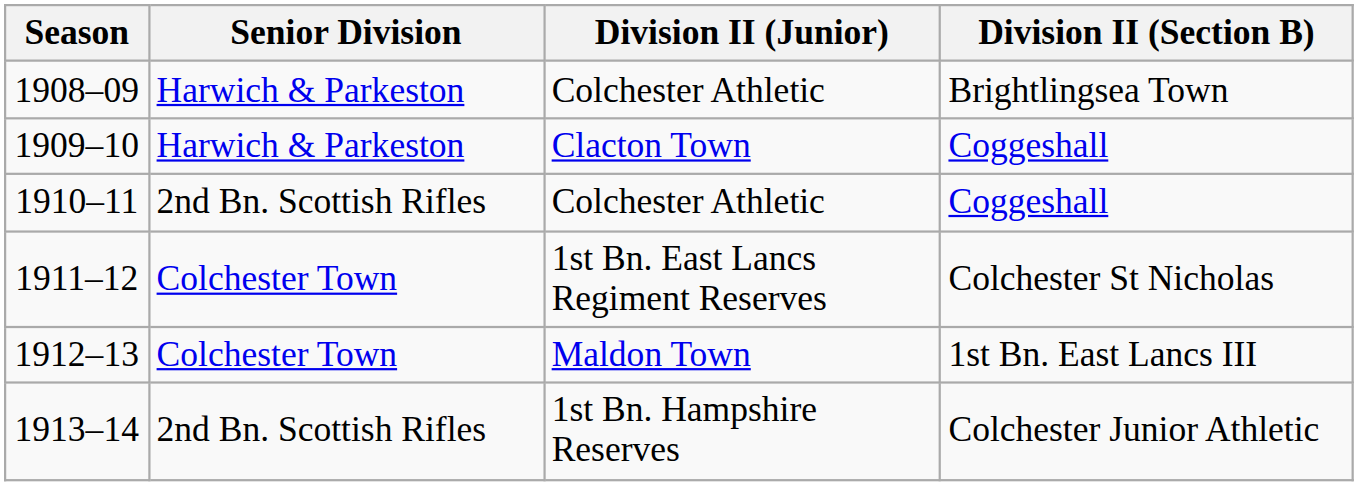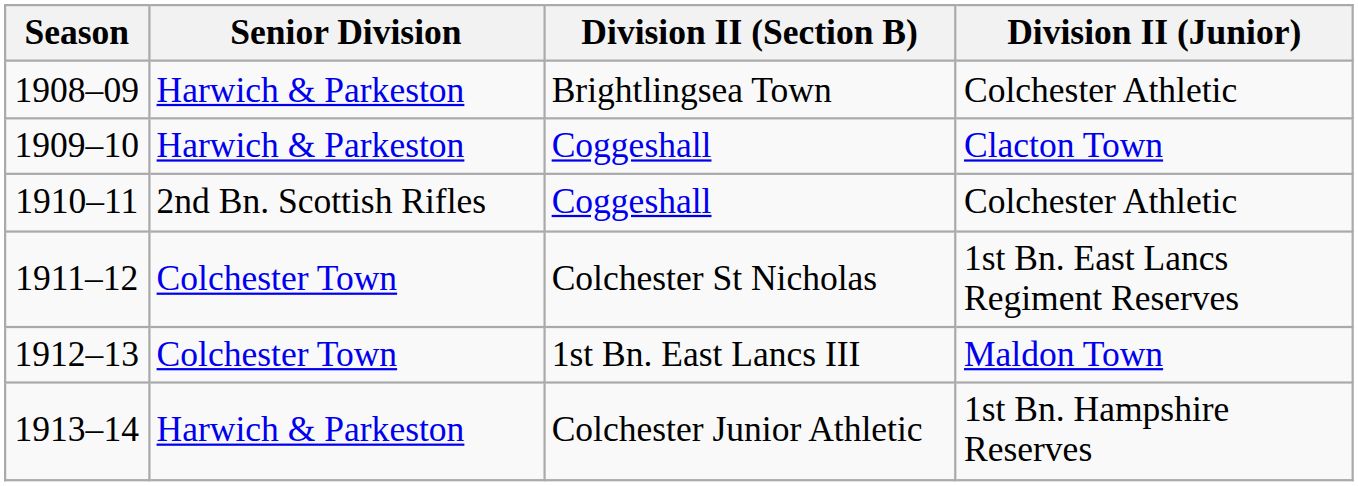columns swapped: (742, 32) <-> (1146, 32)
(321, 430) 2nd Bn. Scottish Rifles -> (310, 430) Harwich & Parkeston
